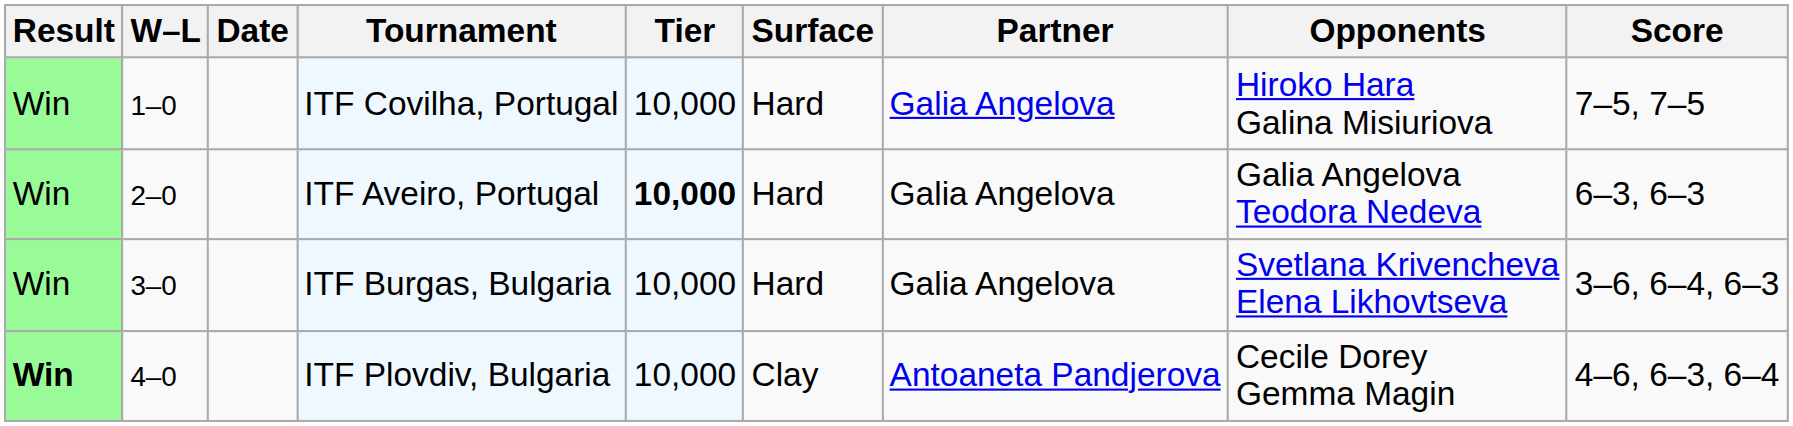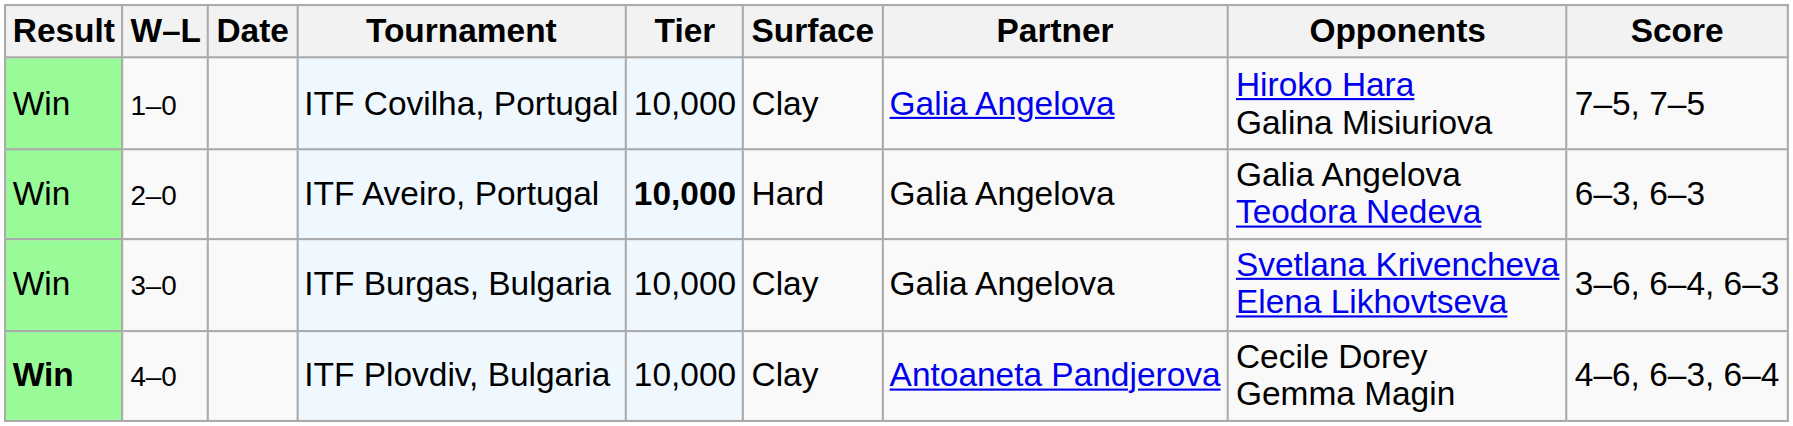(788, 102) Hard -> (785, 102) Clay
(788, 284) Hard -> (785, 284) Clay
